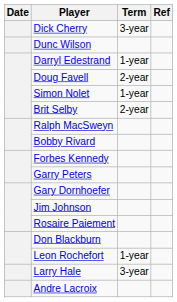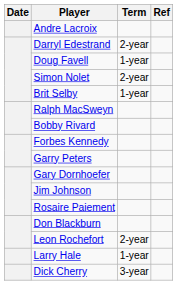rows swapped: (60, 28) <-> (65, 288)
- row: (62, 45)
(134, 61) 1-year -> (134, 45) 2-year
(134, 77) 2-year -> (134, 61) 1-year
(134, 93) 1-year -> (134, 77) 2-year
(134, 110) 2-year -> (134, 93) 1-year
(134, 256) 1-year -> (134, 239) 2-year
(134, 272) 3-year -> (134, 256) 1-year
